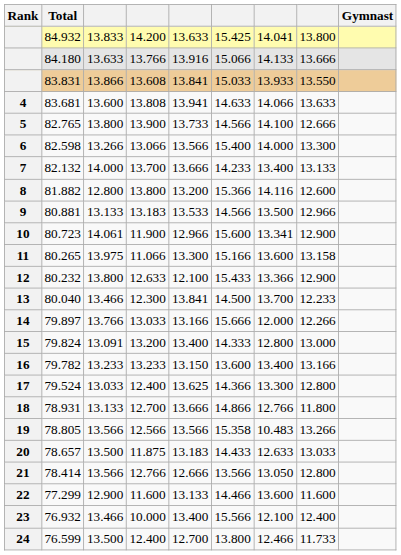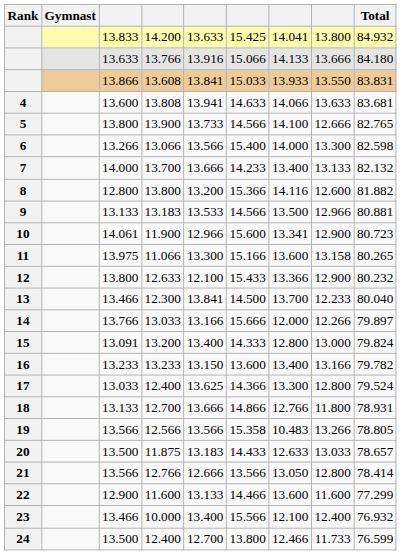columns swapped: (368, 15) <-> (63, 15)
